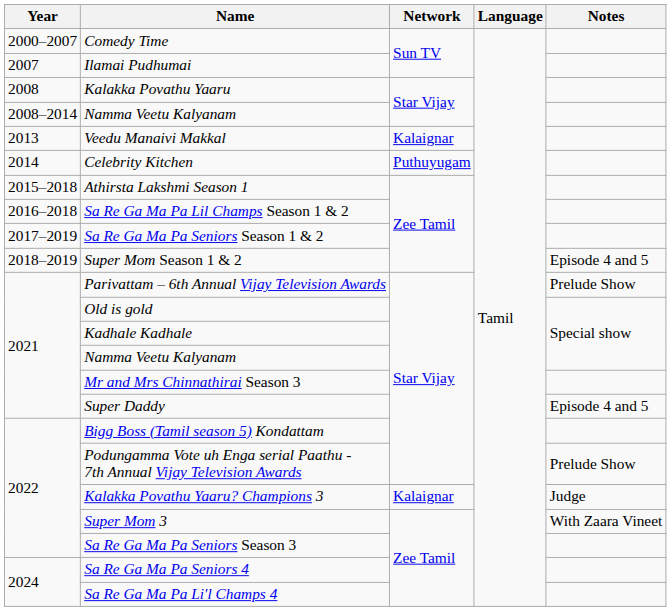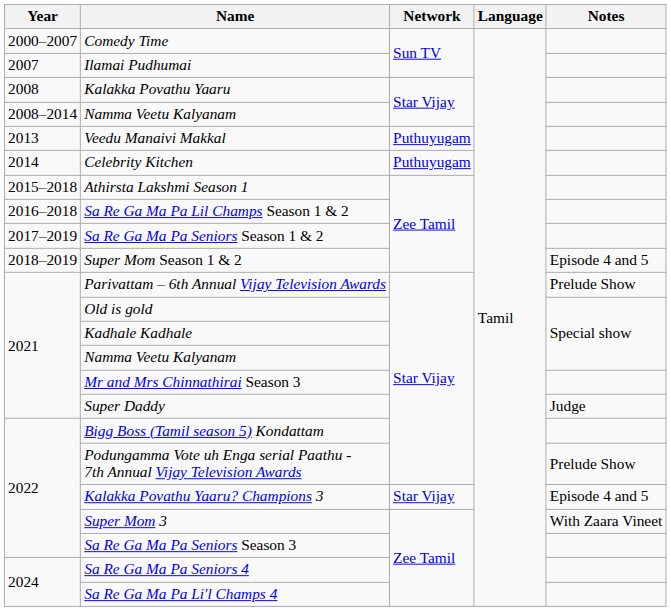(423, 138) Kalaignar -> (432, 138) Puthuyugam
(599, 406) Episode 4 and 5 -> (568, 406) Judge
(423, 496) Kalaignar -> (424, 496) Star Vijay
(568, 496) Judge -> (599, 496) Episode 4 and 5
